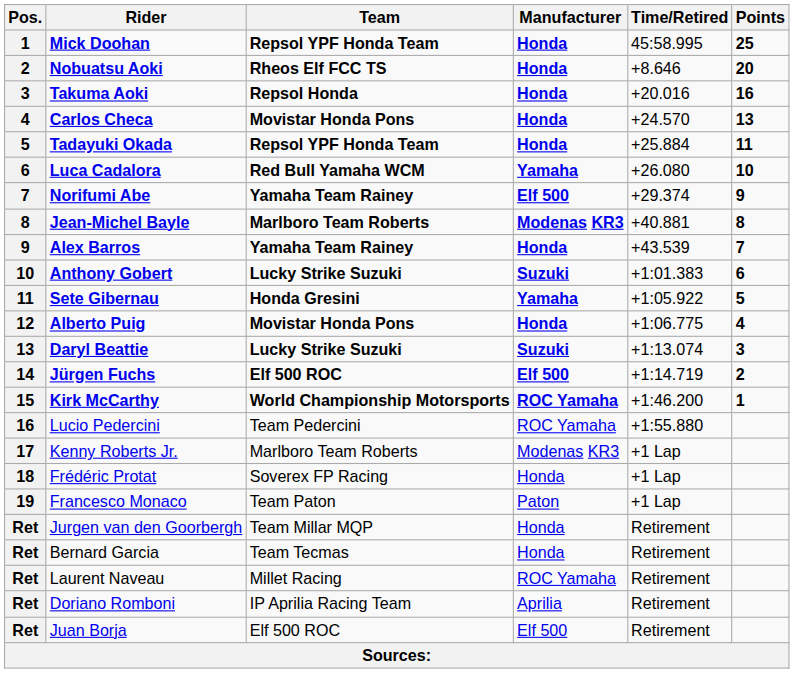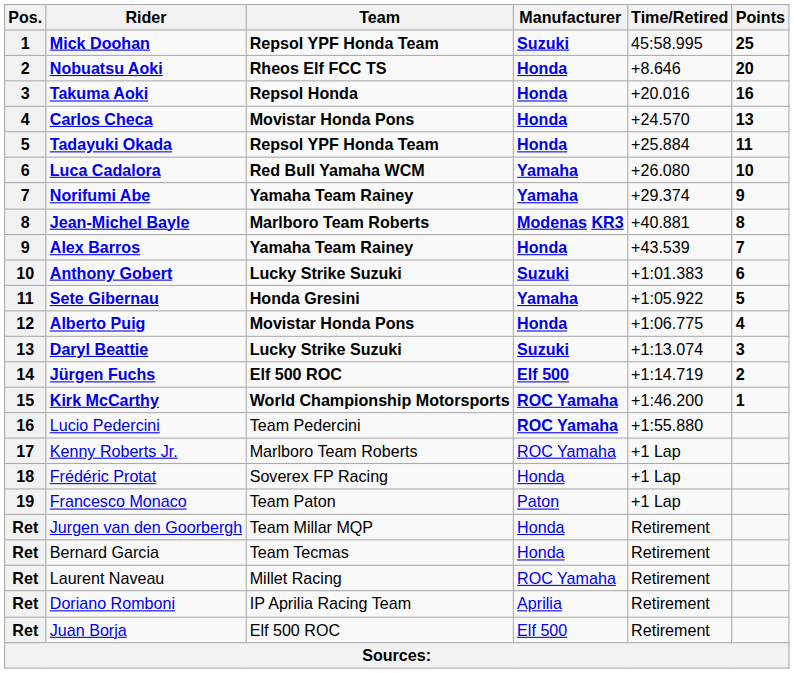(542, 43) Honda -> (543, 43) Suzuki
(543, 196) Elf 500 -> (548, 196) Yamaha
(566, 426) normal -> (568, 426) bold
(568, 451) Modenas KR3 -> (566, 451) ROC Yamaha
